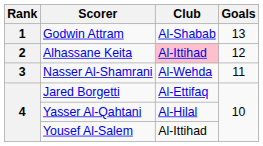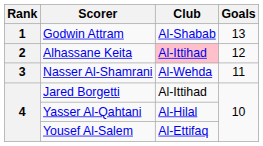(183, 92) Al-Ettifaq -> (183, 92) Al-Ittihad
(183, 131) Al-Ittihad -> (183, 131) Al-Ettifaq
